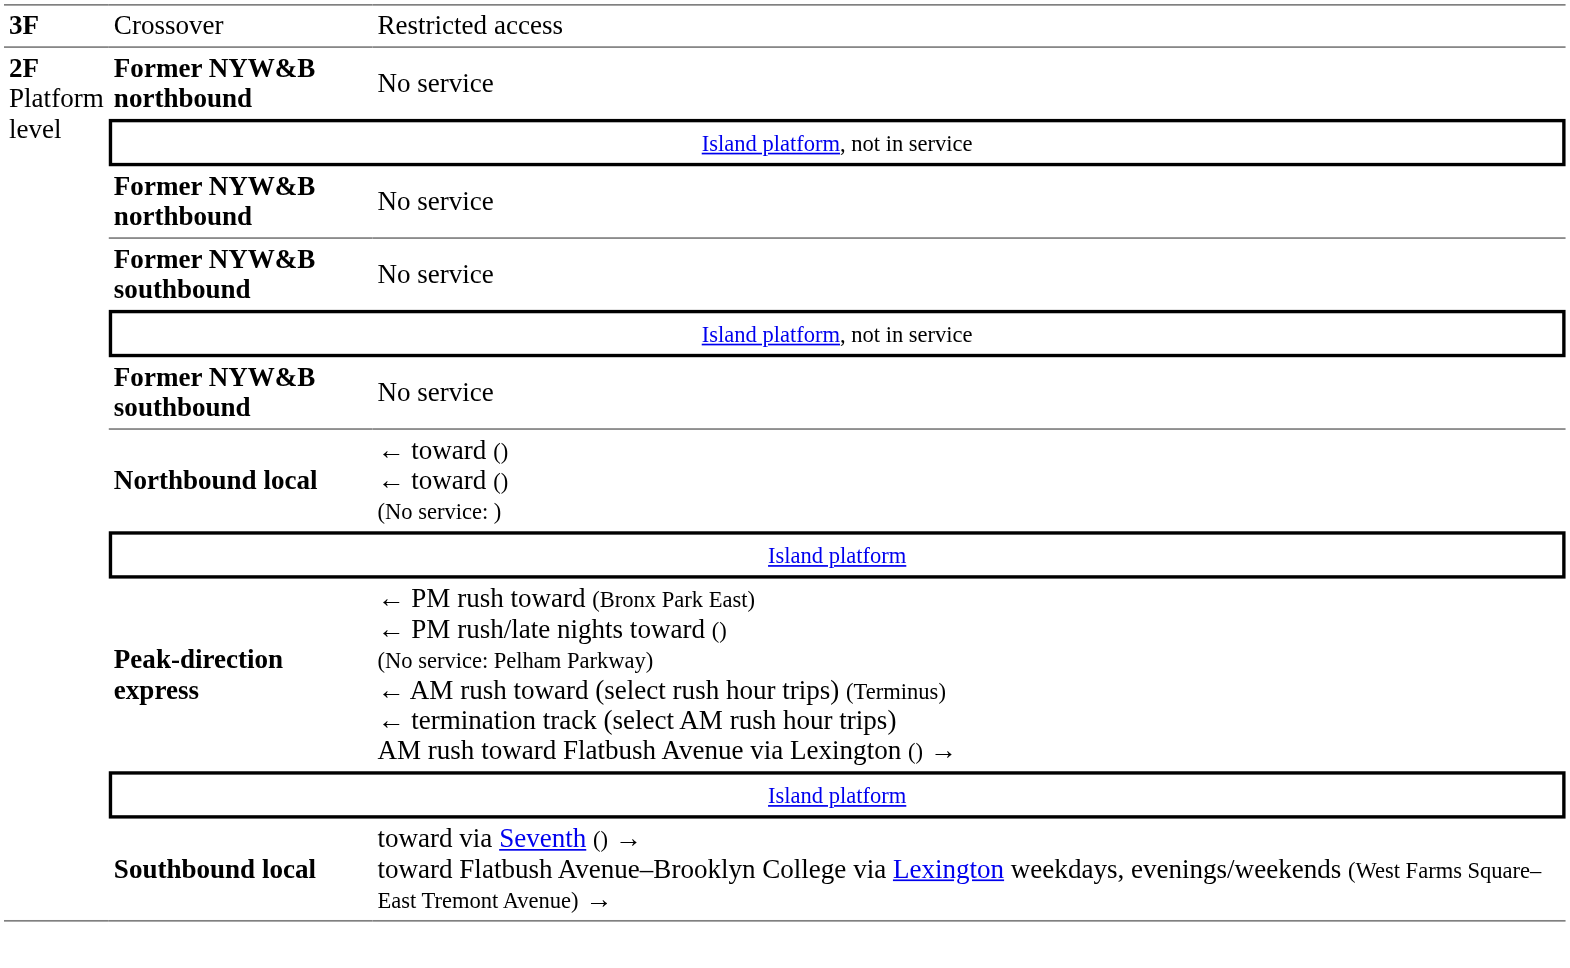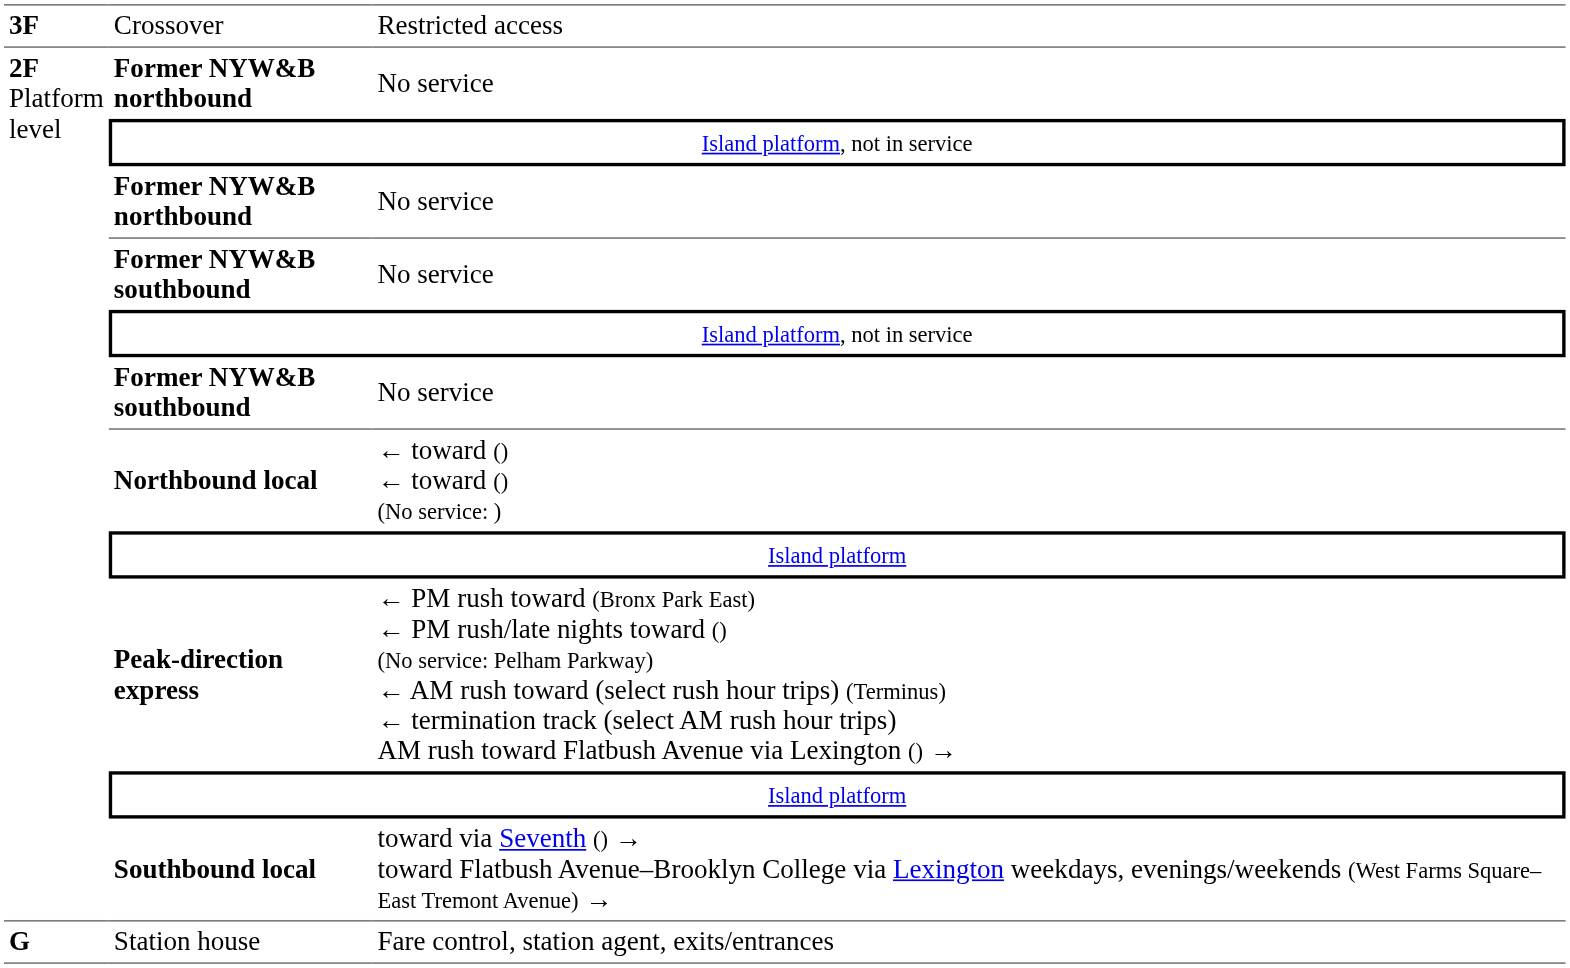+ row: (187, 941)
